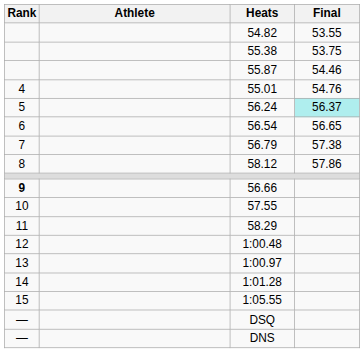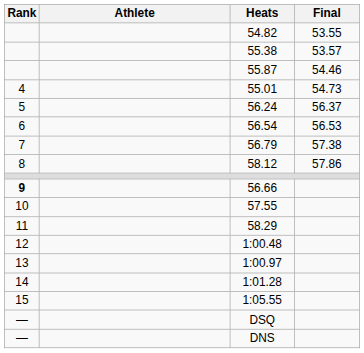(327, 51) 53.75 -> (327, 51) 53.57
(327, 88) 54.76 -> (327, 88) 54.73
(327, 107) paleturquoise background -> (327, 107) no background
(327, 126) 56.65 -> (327, 126) 56.53
